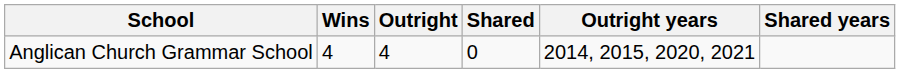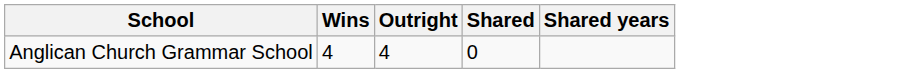- column: (649, 20)
